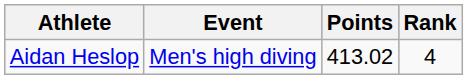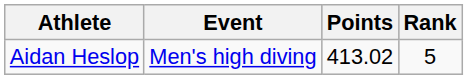(430, 57) 4 -> (430, 57) 5
